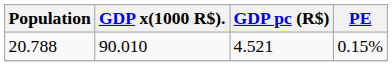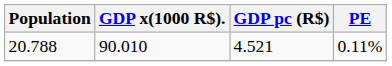(360, 46) 0.15% -> (360, 46) 0.11%
